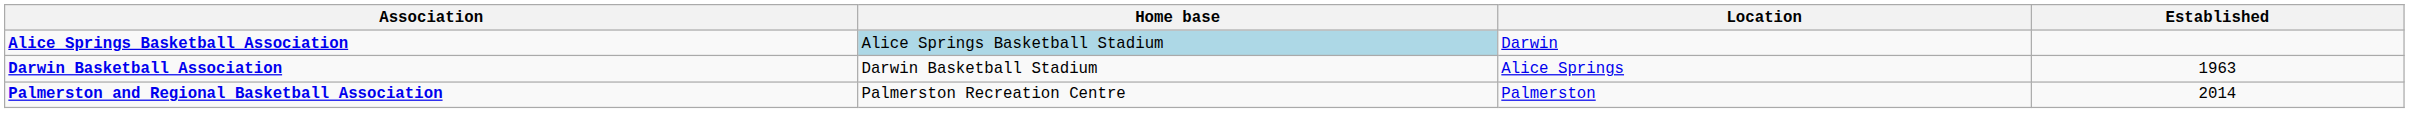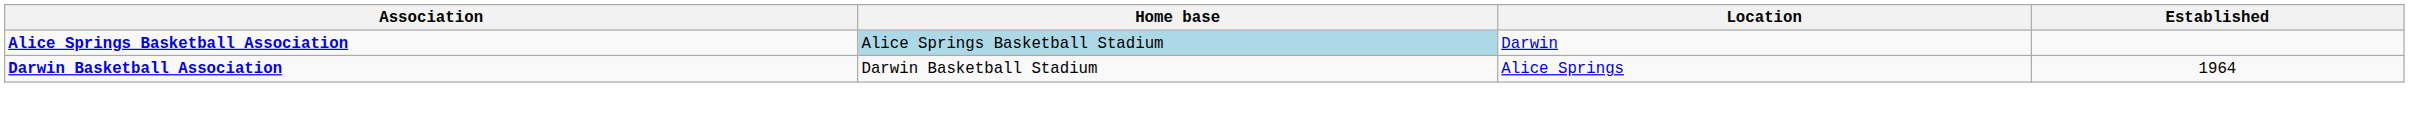(2217, 69) 1963 -> (2217, 69) 1964
- row: (225, 94)
